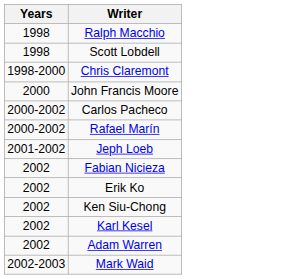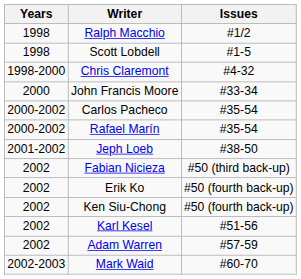+ column: (239, 14)
